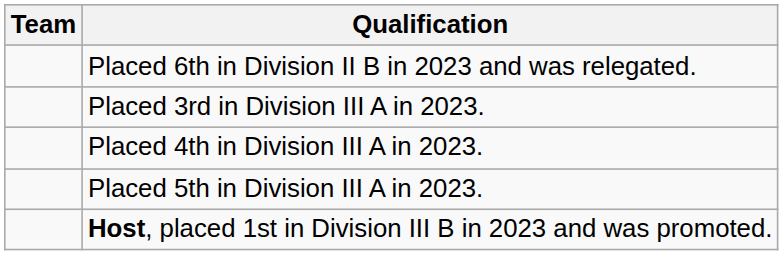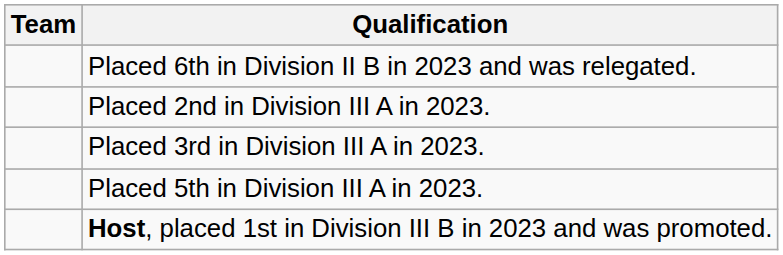+ row: (289, 106)
- row: (286, 147)
